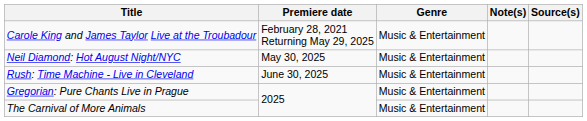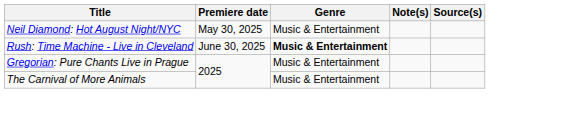- row: (132, 35)
(432, 74) normal -> (330, 46) bold
